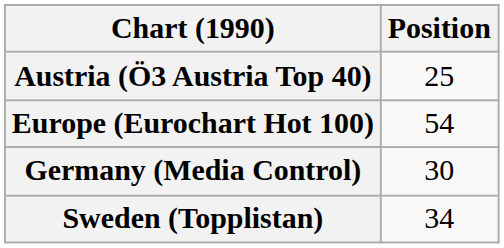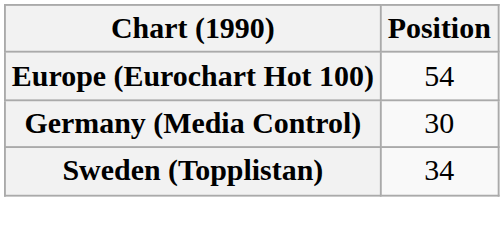- row: (193, 75)
